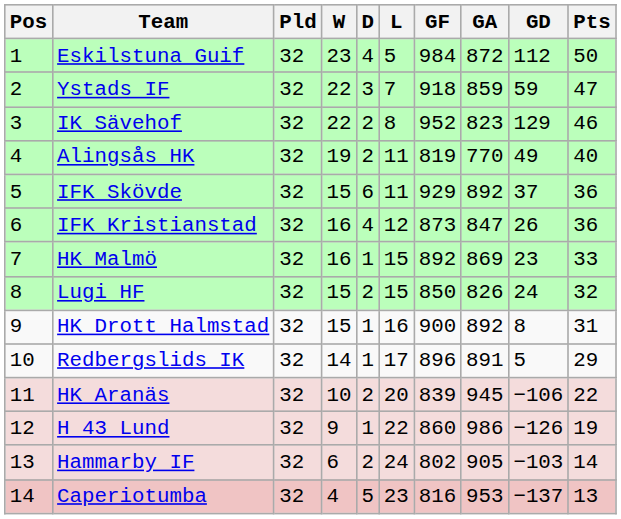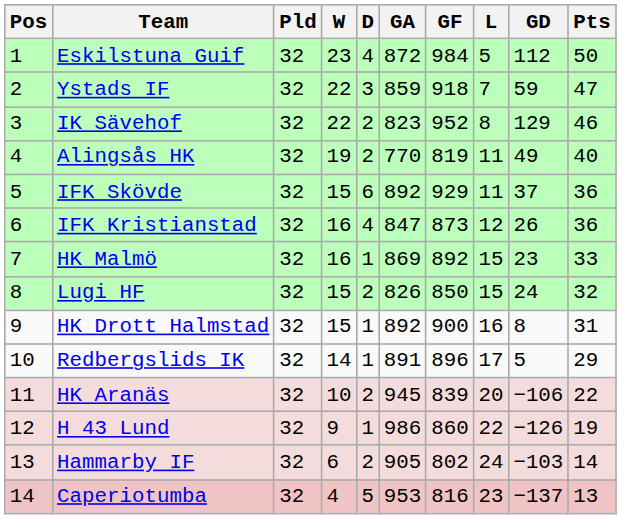columns swapped: (396, 22) <-> (485, 22)
